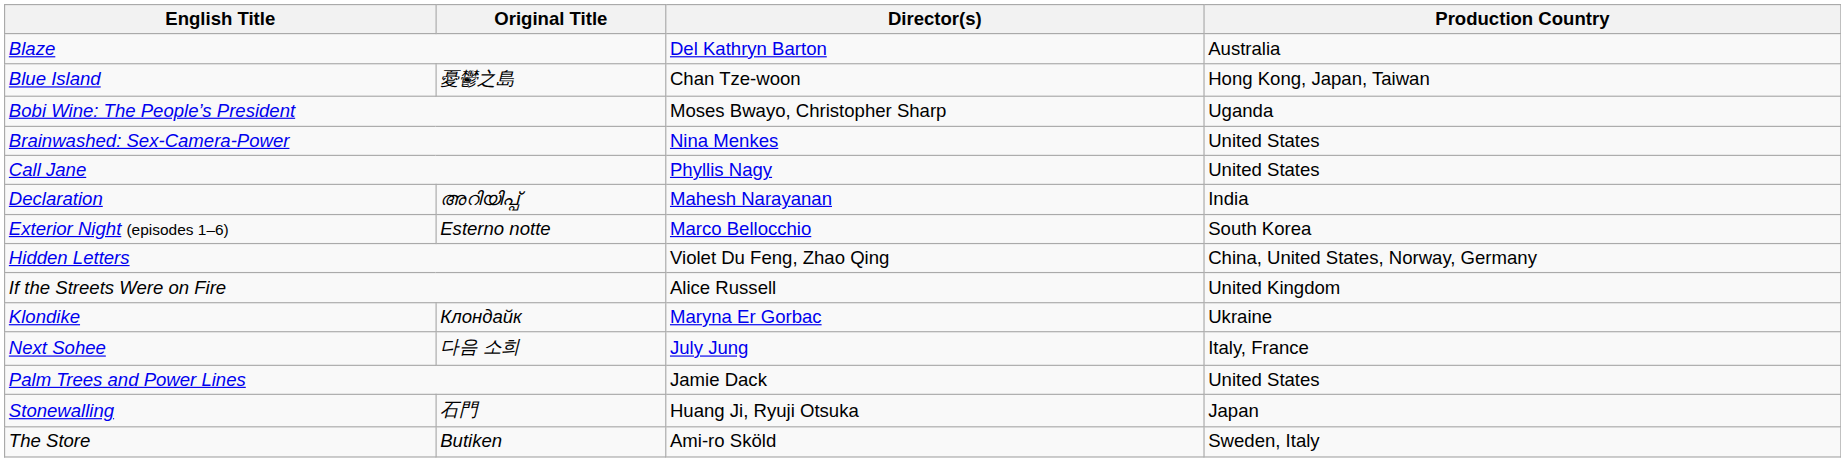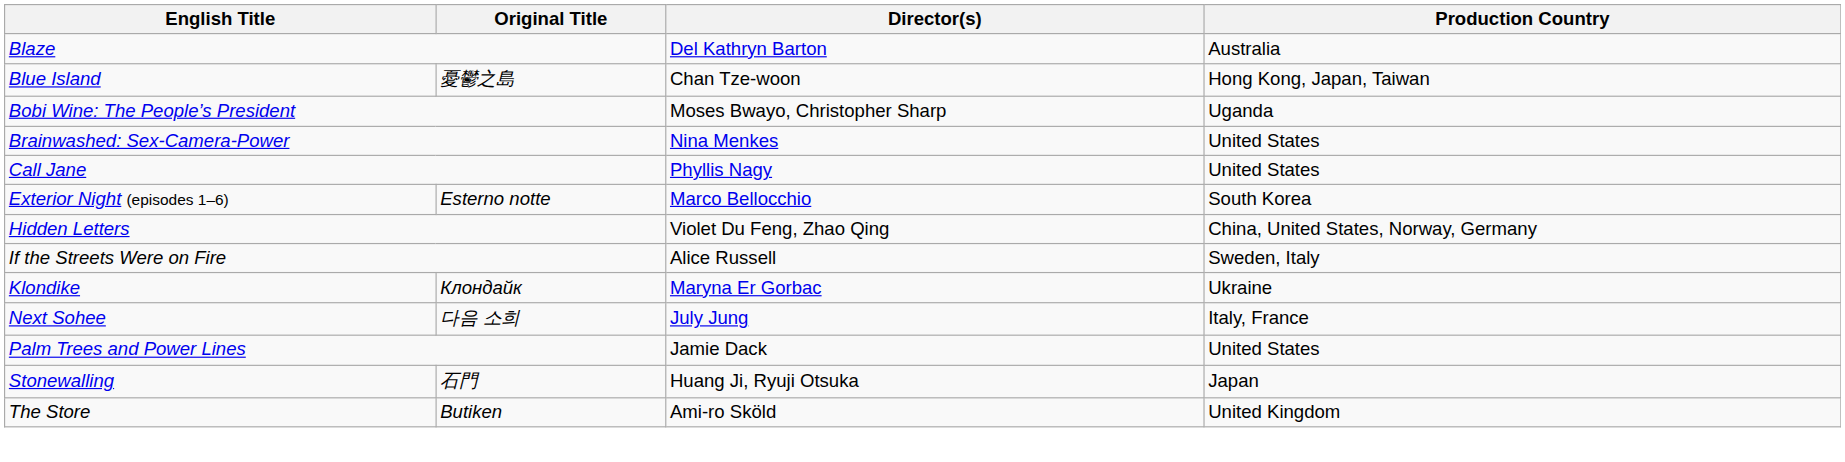- row: (56, 199)
(1274, 287) United Kingdom -> (1264, 258) Sweden, Italy
(1264, 441) Sweden, Italy -> (1274, 412) United Kingdom
